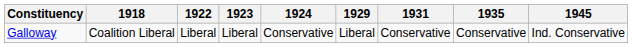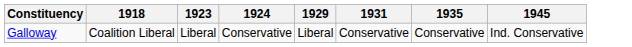- column: (198, 14)
